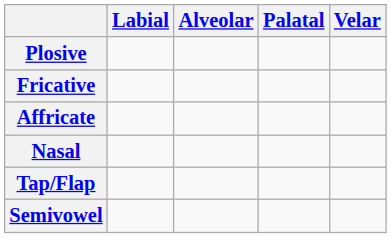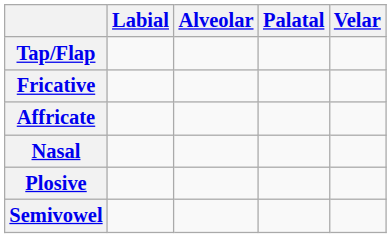rows swapped: (56, 53) <-> (56, 183)
